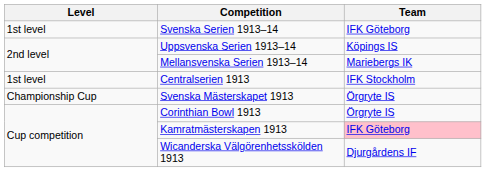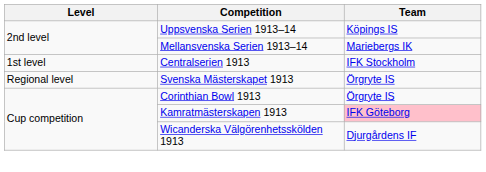- row: (219, 29)
(52, 96) Championship Cup -> (40, 79) Regional level
